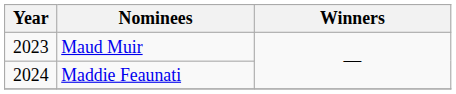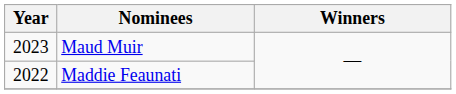(31, 74) 2024 -> (31, 74) 2022
